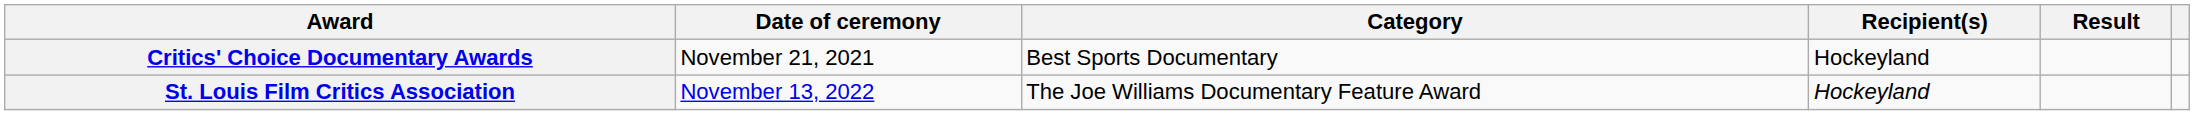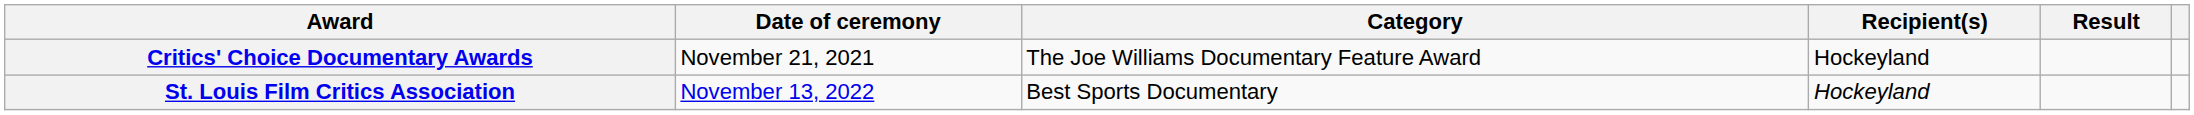(1152, 57) Best Sports Documentary -> (1254, 57) The Joe Williams Documentary Feature Award
(1254, 92) The Joe Williams Documentary Feature Award -> (1152, 92) Best Sports Documentary
